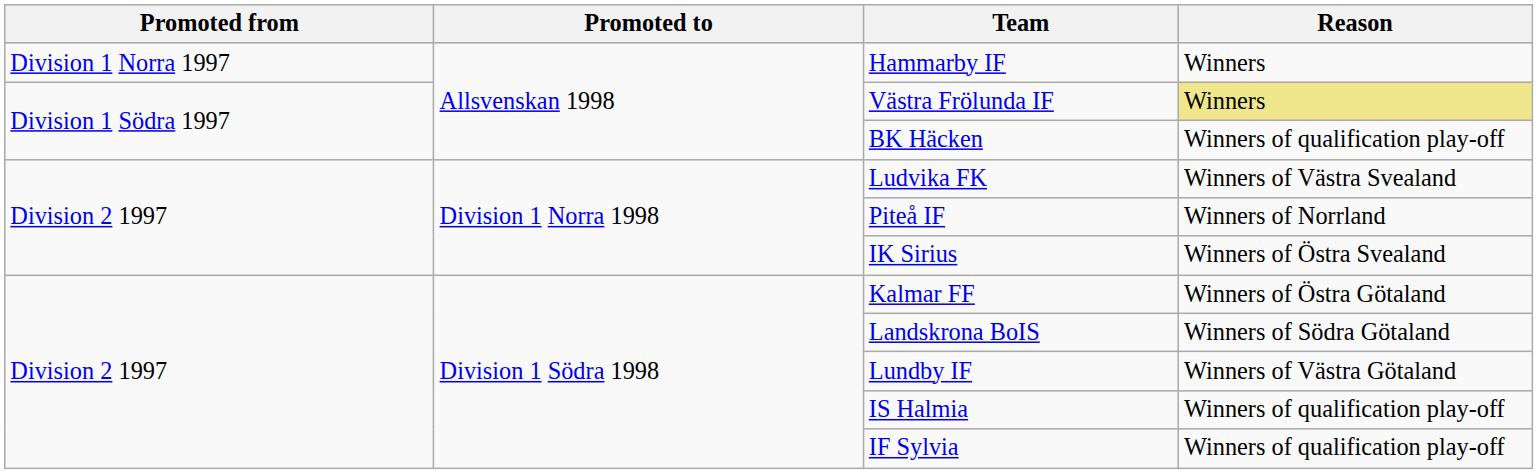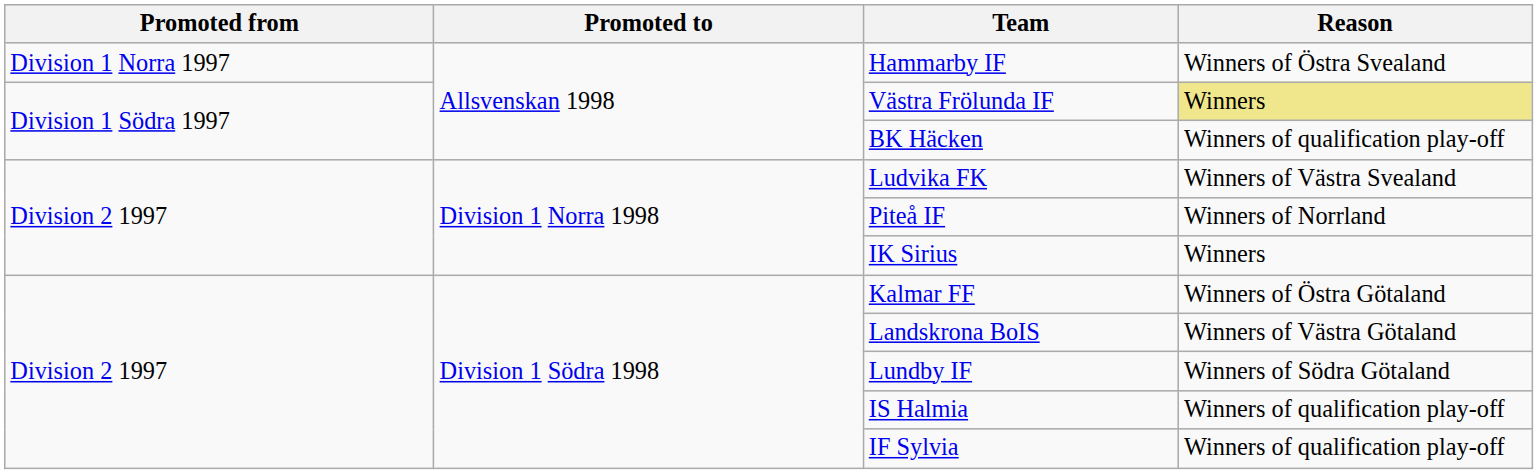(1225, 62) Winners -> (1315, 62) Winners of Östra Svealand
(1315, 255) Winners of Östra Svealand -> (1225, 255) Winners
(1317, 332) Winners of Södra Götaland -> (1320, 332) Winners of Västra Götaland
(1320, 370) Winners of Västra Götaland -> (1317, 370) Winners of Södra Götaland
